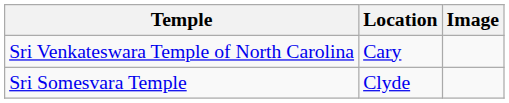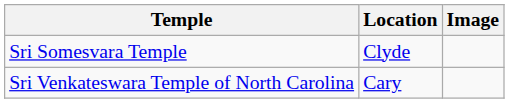rows swapped: (182, 51) <-> (98, 82)
